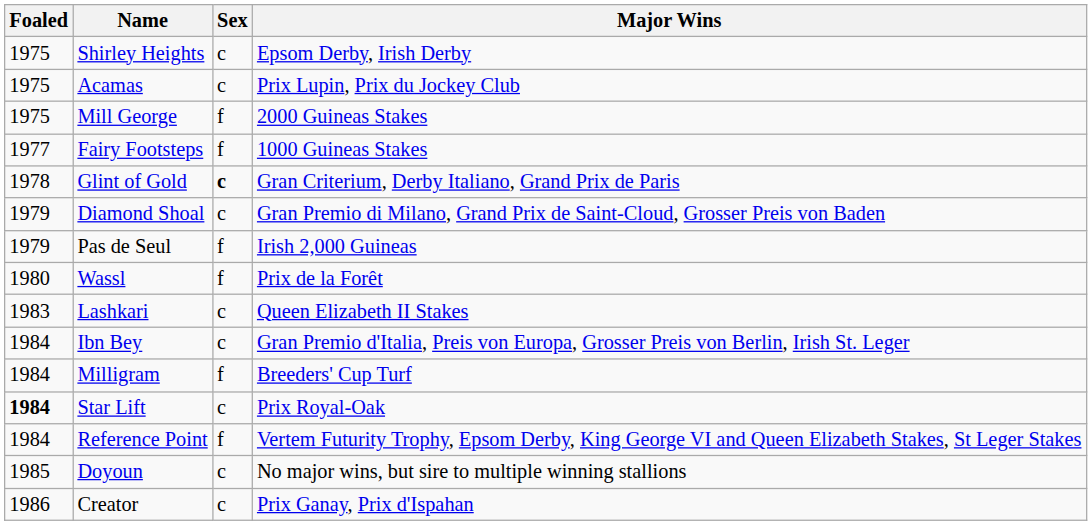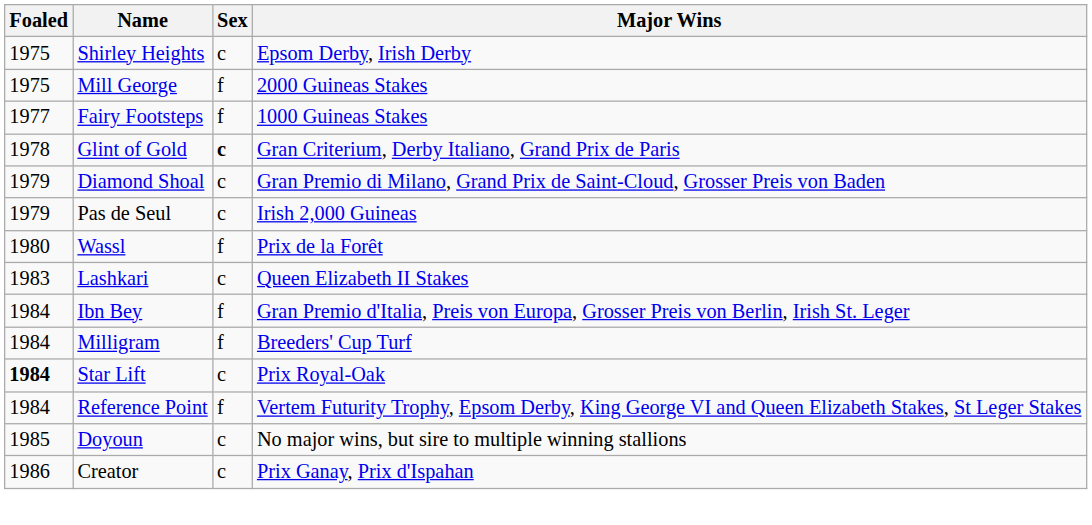- row: (110, 85)
(220, 246) f -> (222, 213) c
(222, 342) c -> (220, 310) f
